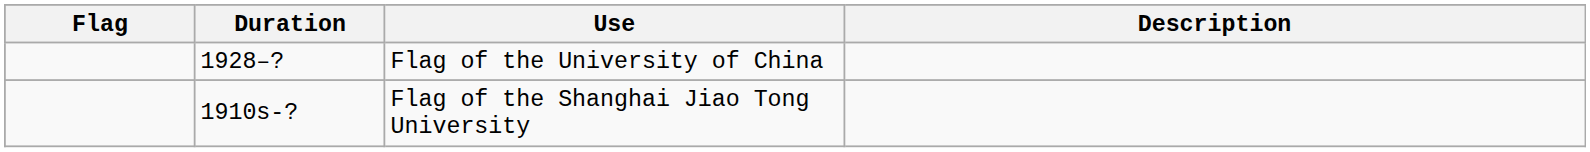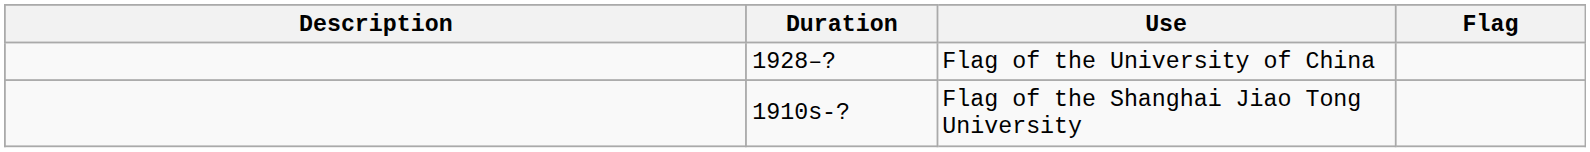columns swapped: (100, 24) <-> (1215, 24)
